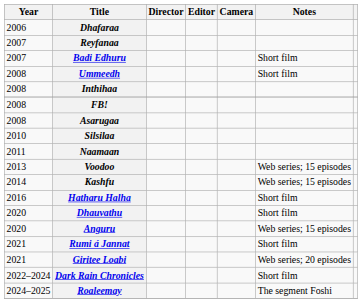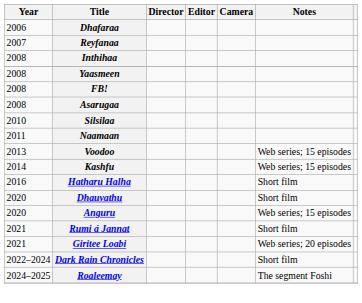- row: (99, 58)
- row: (99, 74)
+ row: (99, 74)
